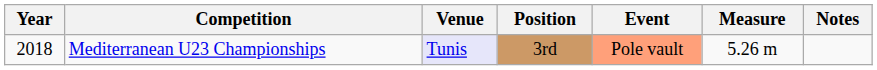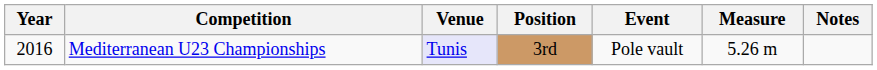(35, 49) 2018 -> (35, 49) 2016
(647, 49) lightsalmon background -> (647, 49) no background
